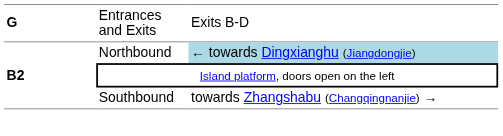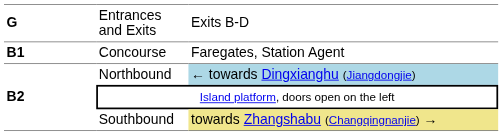+ row: (132, 52)
(314, 98) no background -> (314, 119) khaki background
